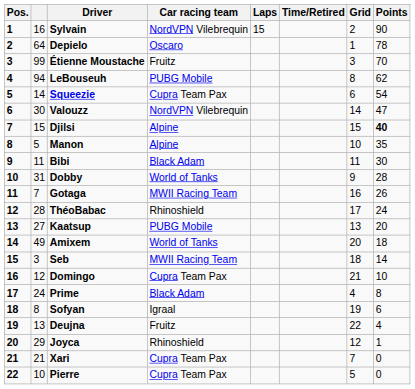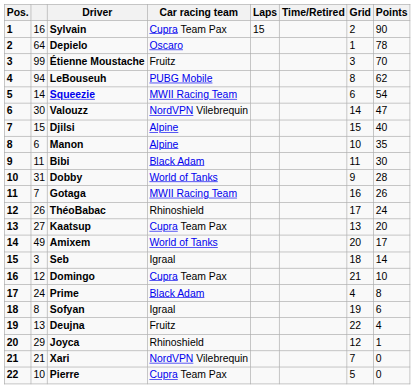(199, 29) NordVPN Vilebrequin -> (188, 29) Cupra Team Pax
(188, 95) Cupra Team Pax -> (193, 95) MWII Racing Team
(382, 128) bold -> (382, 128) normal
(36, 144) 5 -> (36, 144) 6
(39, 210) 28 -> (39, 210) 26
(181, 227) PUBG Mobile -> (188, 227) Cupra Team Pax
(382, 243) 18 -> (382, 243) 17
(193, 260) MWII Racing Team -> (162, 260) Igraal
(188, 359) Cupra Team Pax -> (199, 359) NordVPN Vilebrequin
